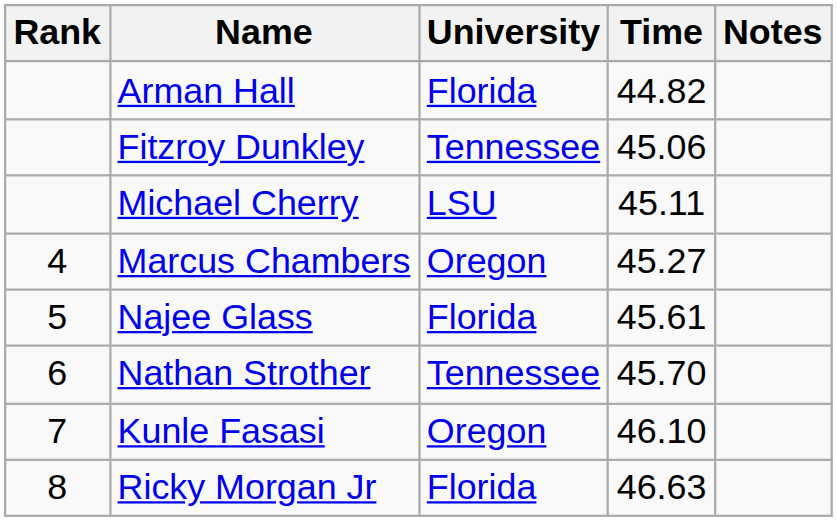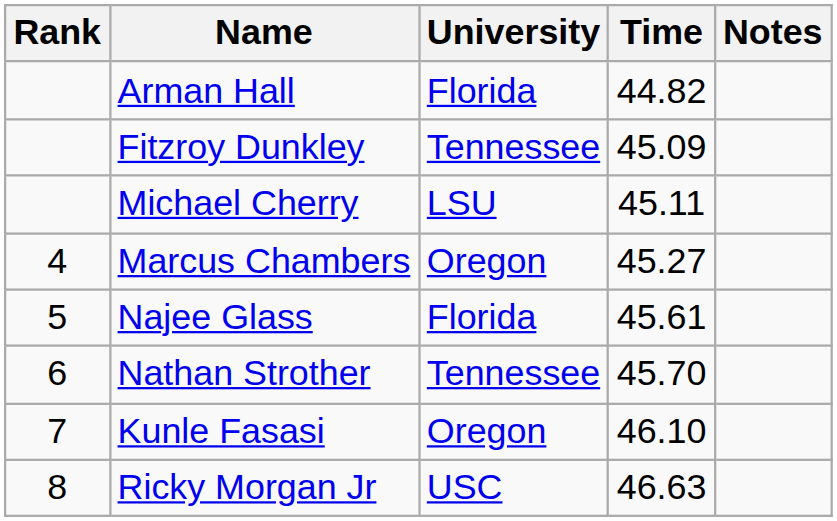(662, 146) 45.06 -> (662, 146) 45.09
(482, 487) Florida -> (465, 487) USC
